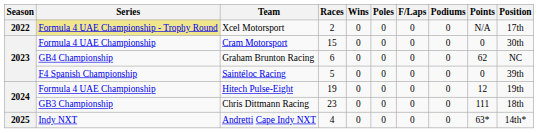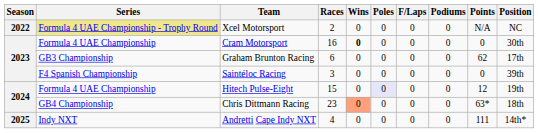(515, 28) 17th -> (515, 28) NC
(332, 43) 15 -> (332, 43) 16
(358, 43) normal -> (358, 43) bold
(76, 58) GB4 Championship -> (76, 58) GB3 Championship
(515, 58) NC -> (515, 58) 17th
(332, 74) 5 -> (332, 74) 3
(332, 89) 19 -> (332, 89) 15
(384, 89) no background -> (384, 89) lavender background
(76, 105) GB3 Championship -> (76, 105) GB4 Championship
(358, 105) no background -> (358, 105) lightsalmon background
(482, 105) 111 -> (482, 105) 63*
(482, 120) 63* -> (482, 120) 111
